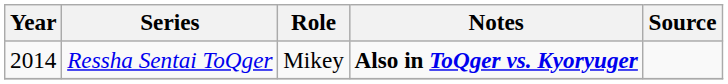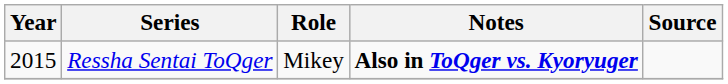(33, 59) 2014 -> (33, 59) 2015
